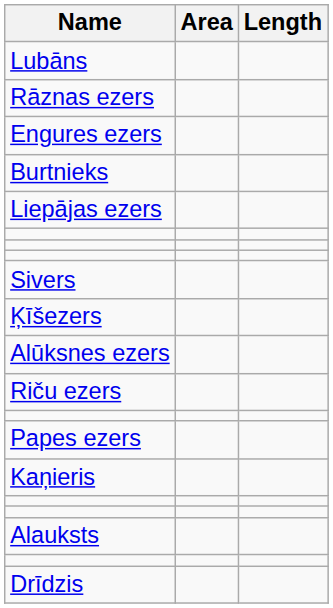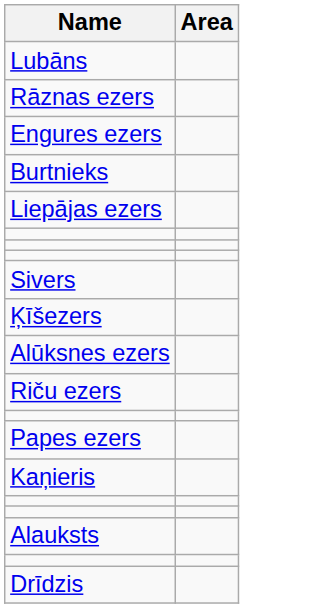- column: (283, 23)
